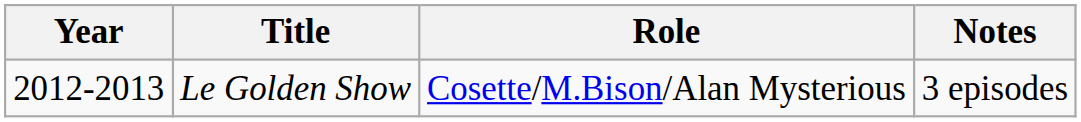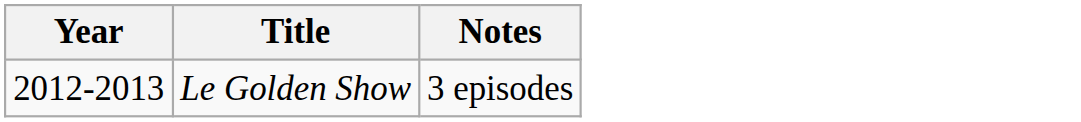- column: (666, 32)
